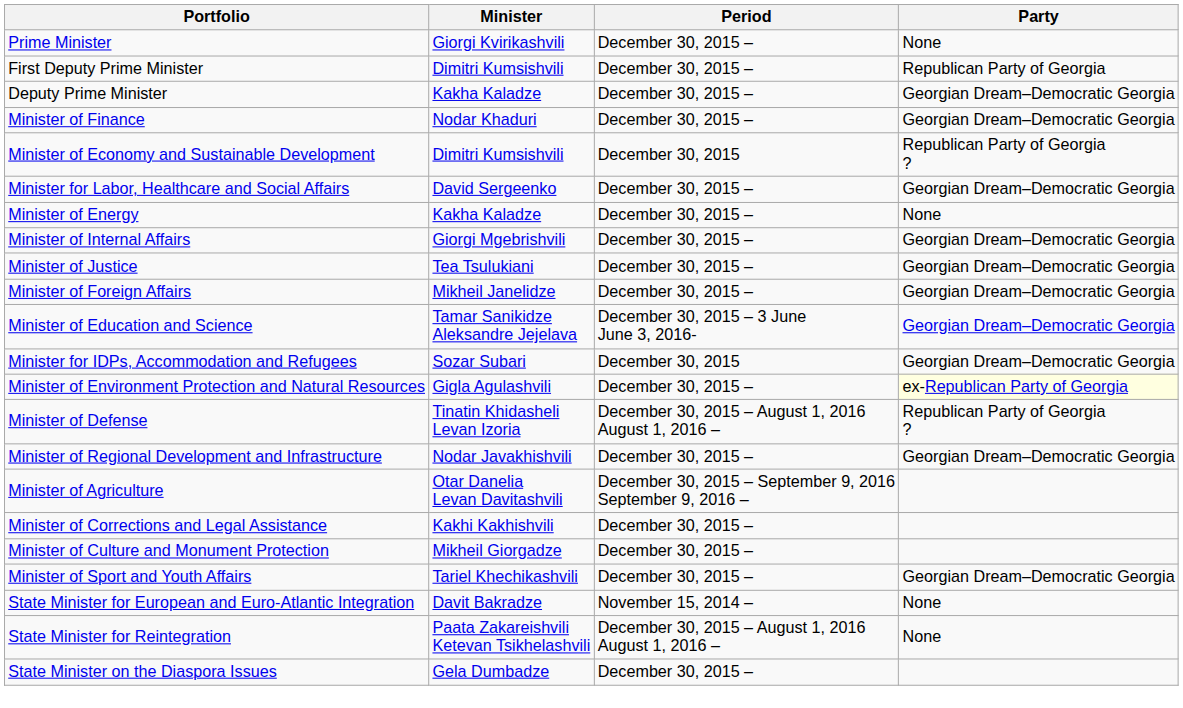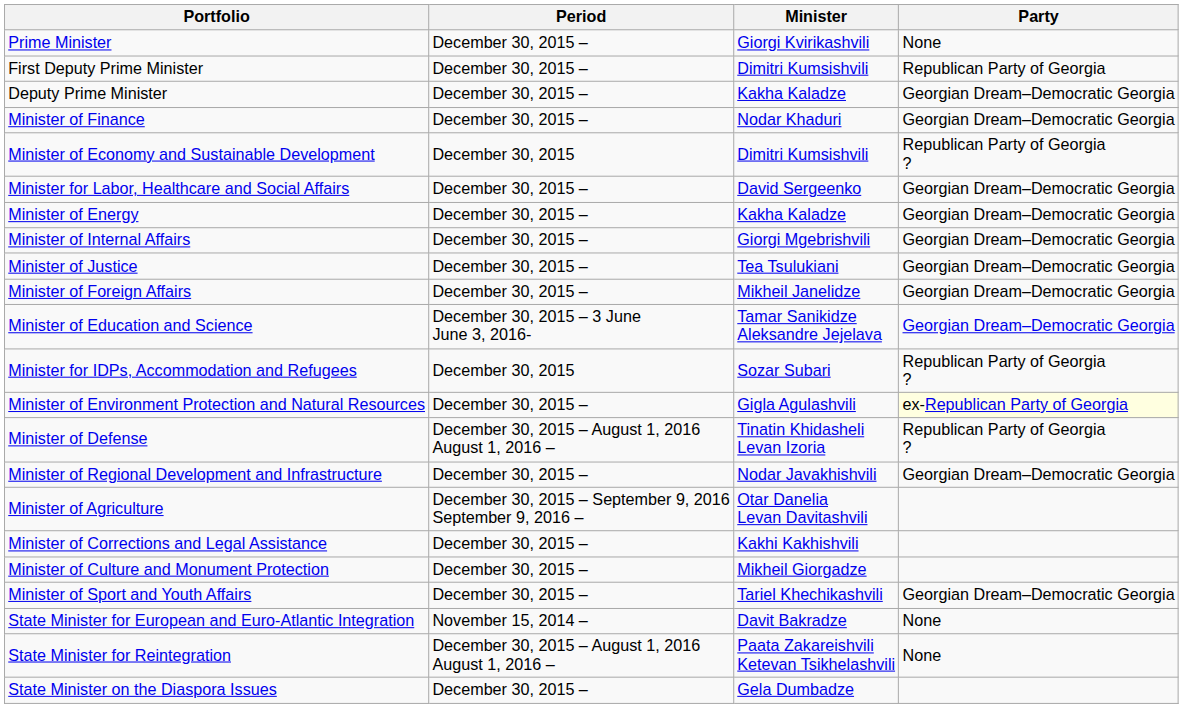columns swapped: (511, 17) <-> (746, 17)
(922, 214) None -> (1039, 214) Georgian Dream–Democratic Georgia
(1039, 361) Georgian Dream–Democratic Georgia -> (1004, 370) Republican Party of Georgia ?
